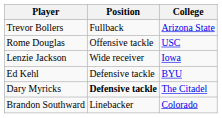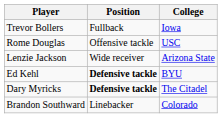(188, 27) Arizona State -> (171, 27) Iowa
(171, 58) Iowa -> (188, 58) Arizona State
(122, 74) normal -> (123, 74) bold
